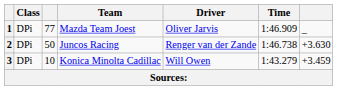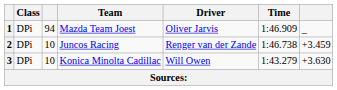(50, 28) 77 -> (50, 28) 94
(50, 45) 50 -> (50, 45) 10
(316, 45) +3.630 -> (316, 45) +3.459
(316, 61) +3.459 -> (316, 61) +3.630
